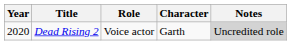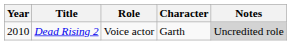(18, 31) 2020 -> (18, 31) 2010
